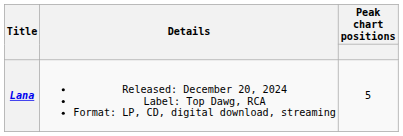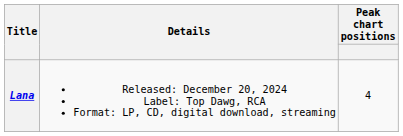(368, 96) 5 -> (368, 96) 4
